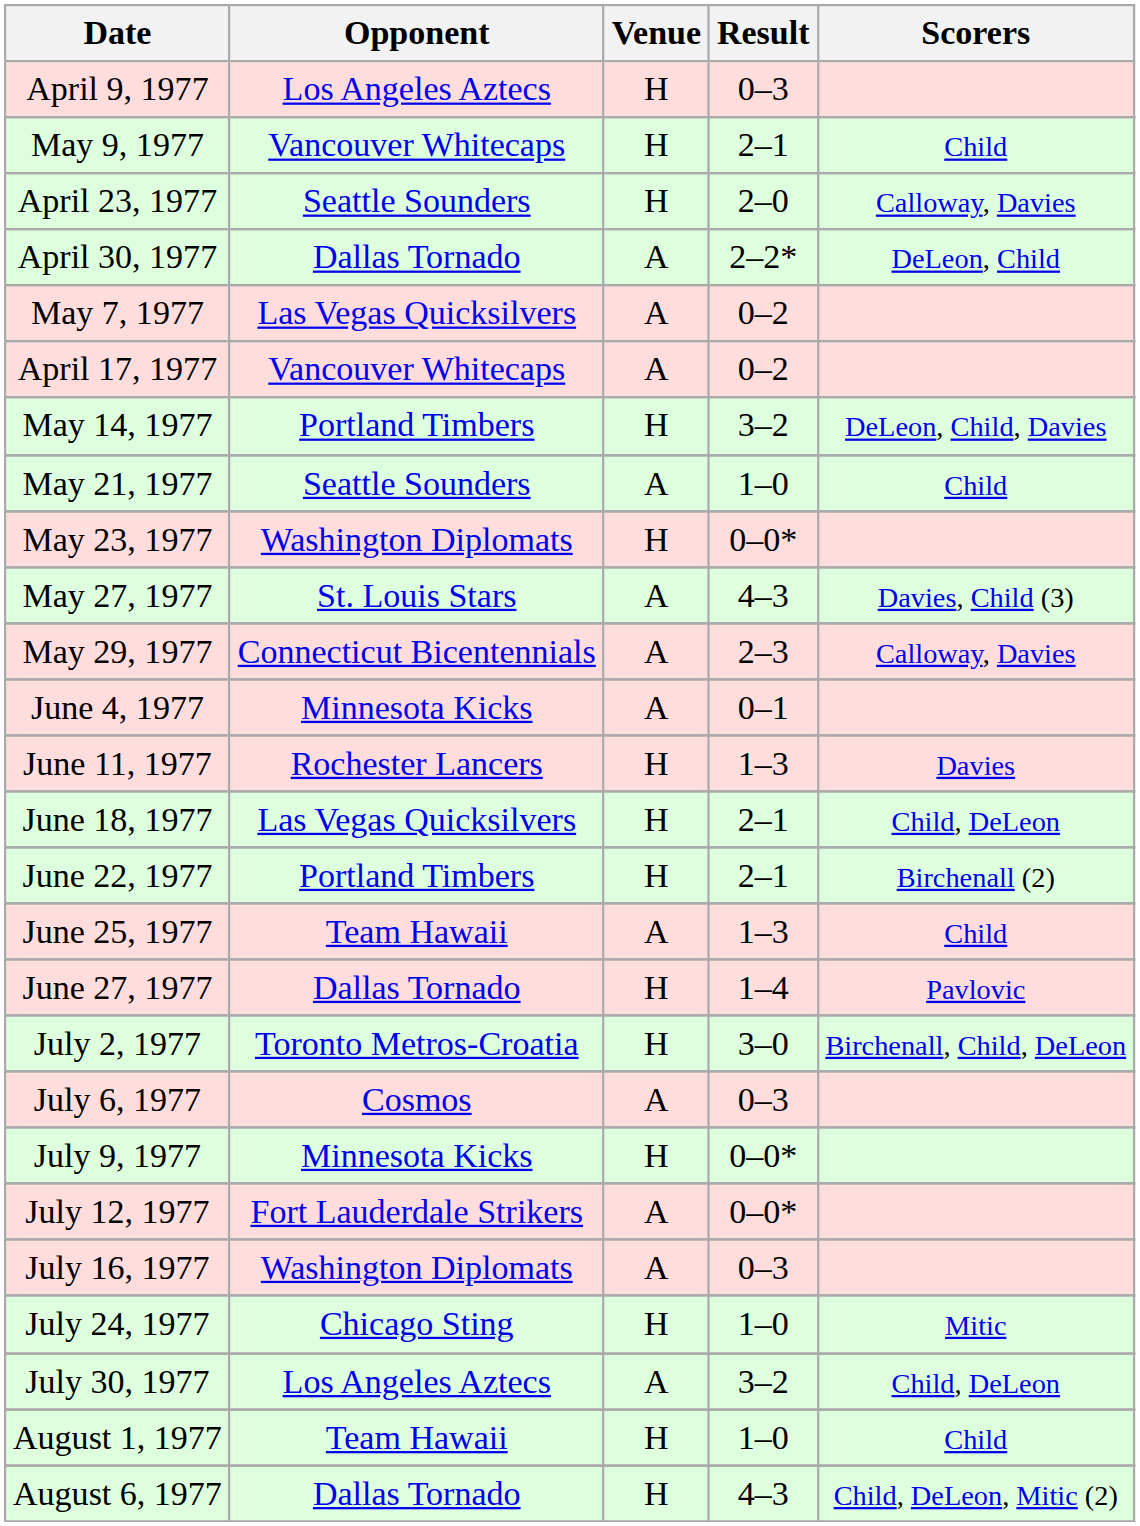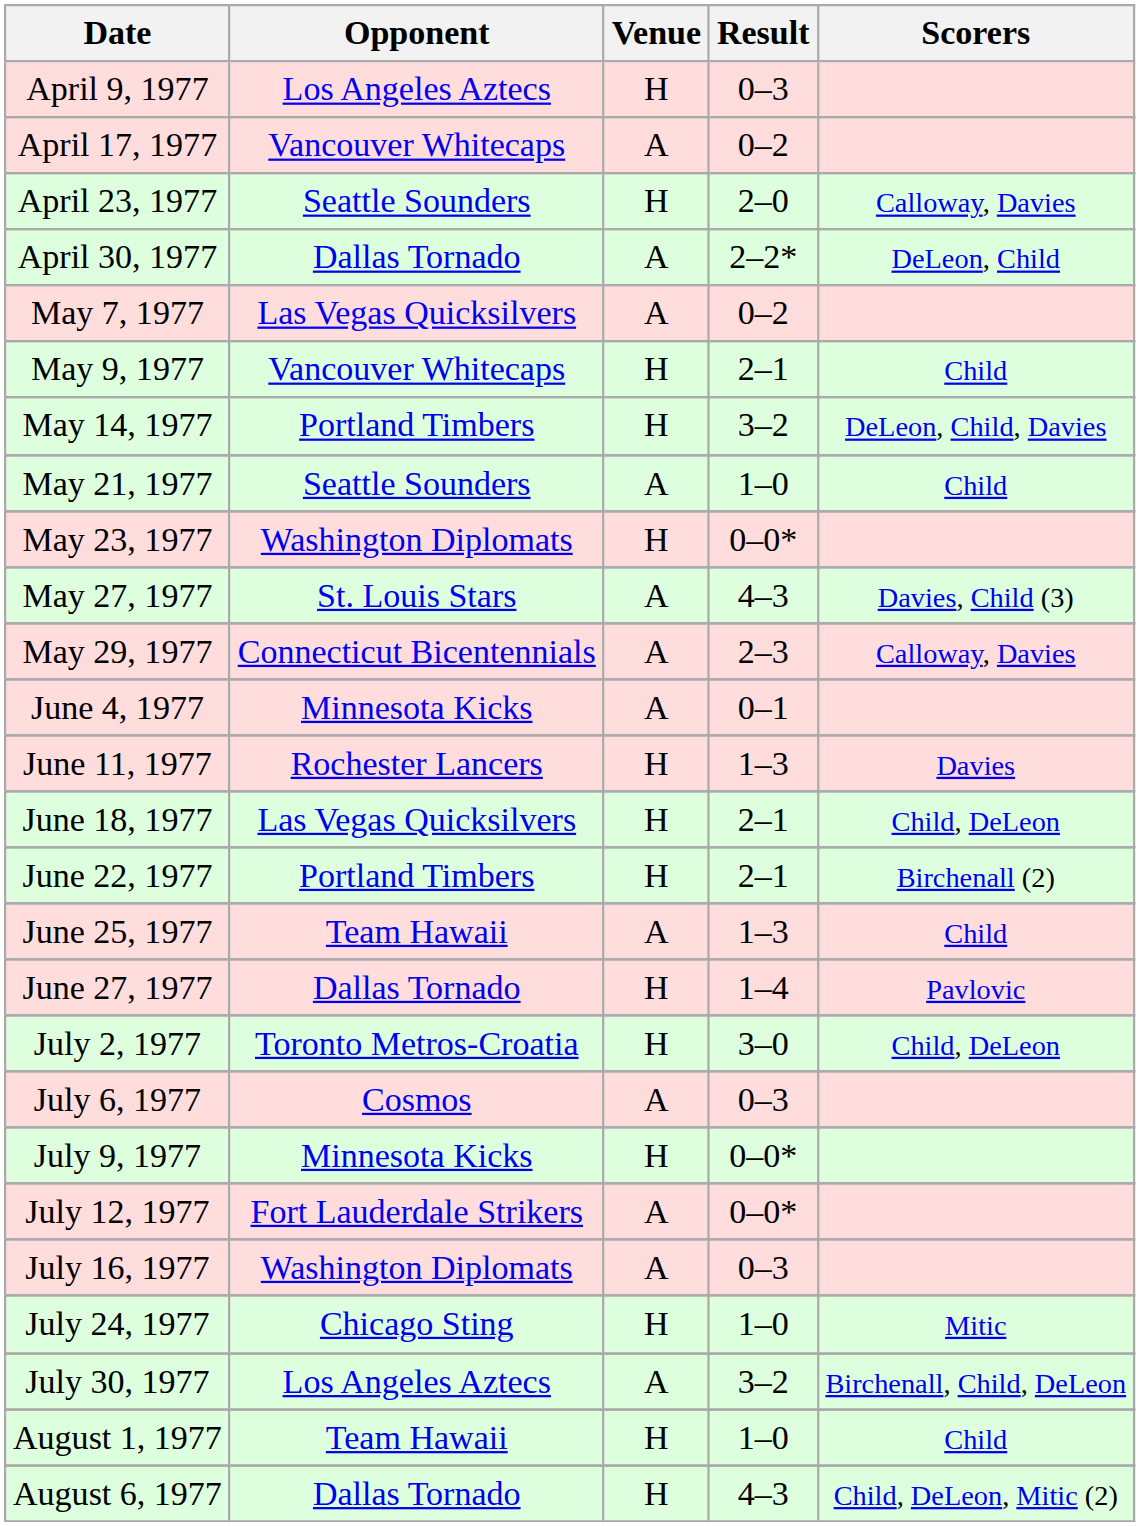rows swapped: (117, 369) <-> (117, 145)
(976, 1046) Birchenall, Child, DeLeon -> (976, 1046) Child, DeLeon
(976, 1383) Child, DeLeon -> (976, 1383) Birchenall, Child, DeLeon
